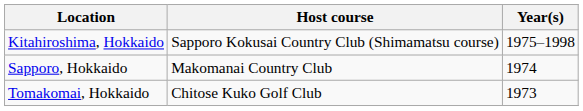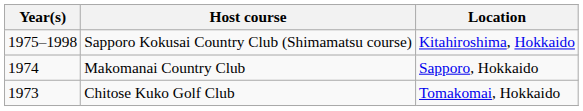columns swapped: (540, 17) <-> (86, 17)
